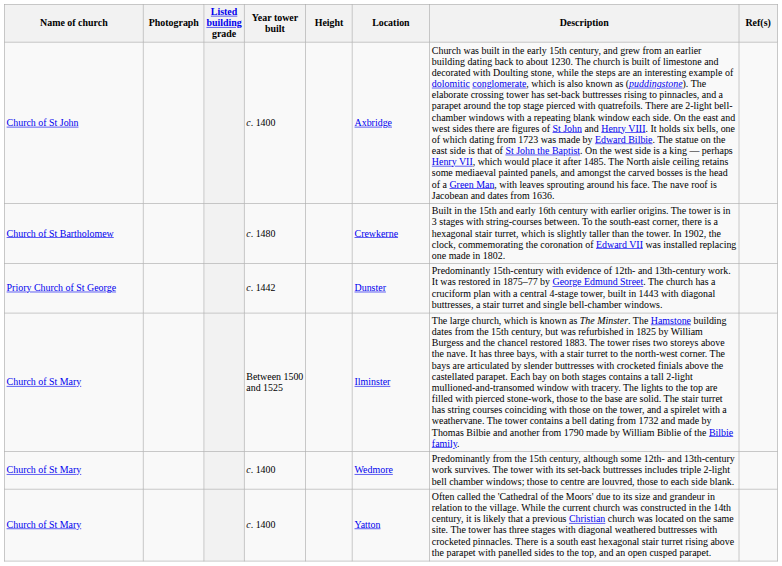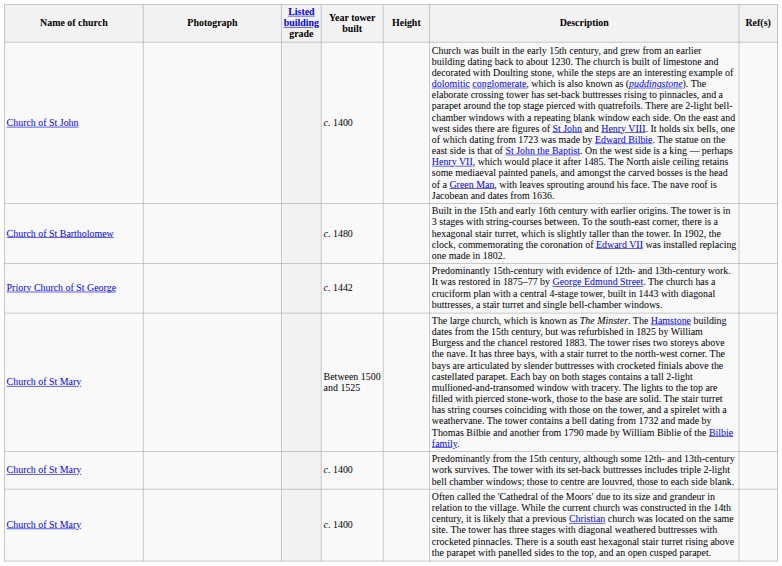- column: (391, 23)
